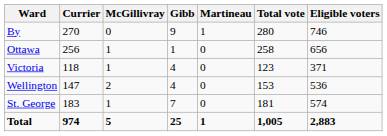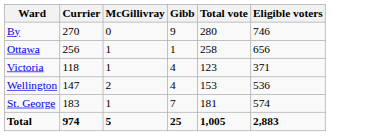- column: (226, 13)
